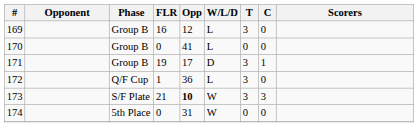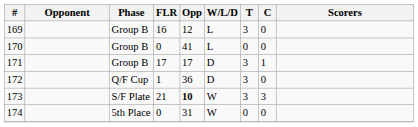(161, 63) 19 -> (161, 63) 17
(210, 79) L -> (211, 79) D
